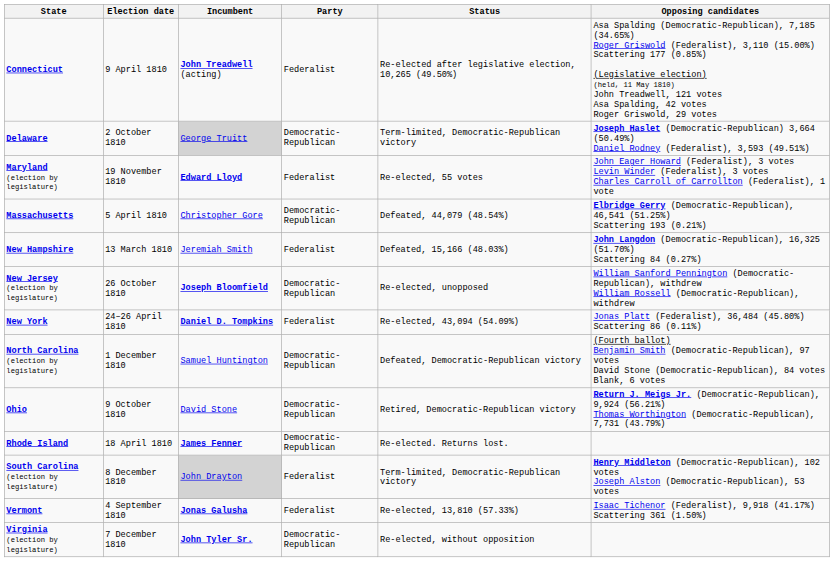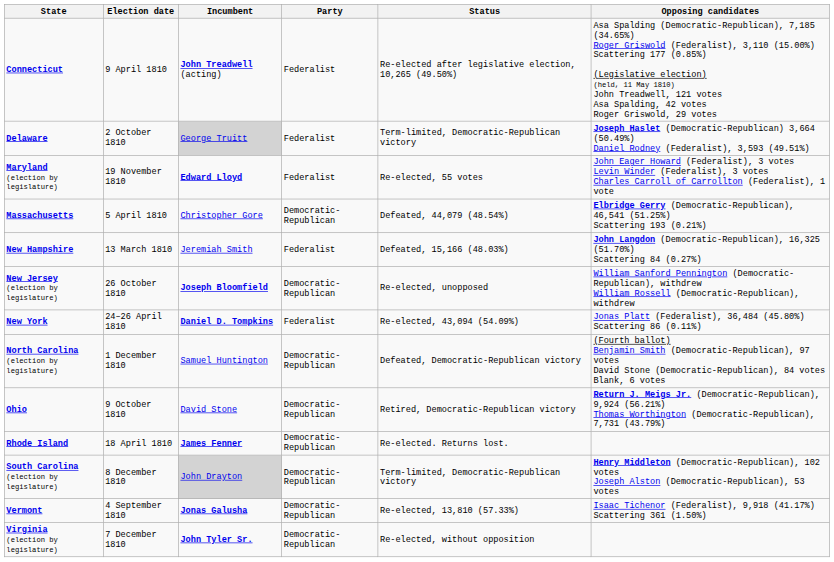(312, 138) Democratic-Republican -> (310, 138) Federalist
(310, 477) Federalist -> (312, 477) Democratic-Republican
(310, 511) Federalist -> (312, 511) Democratic-Republican
